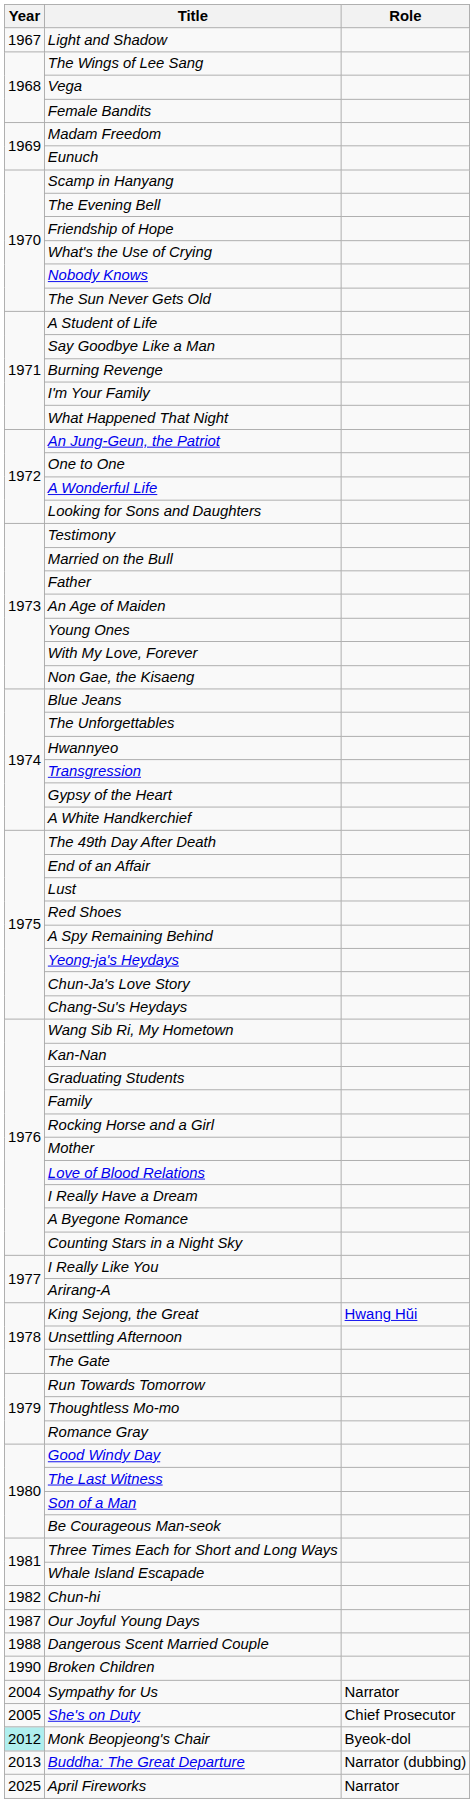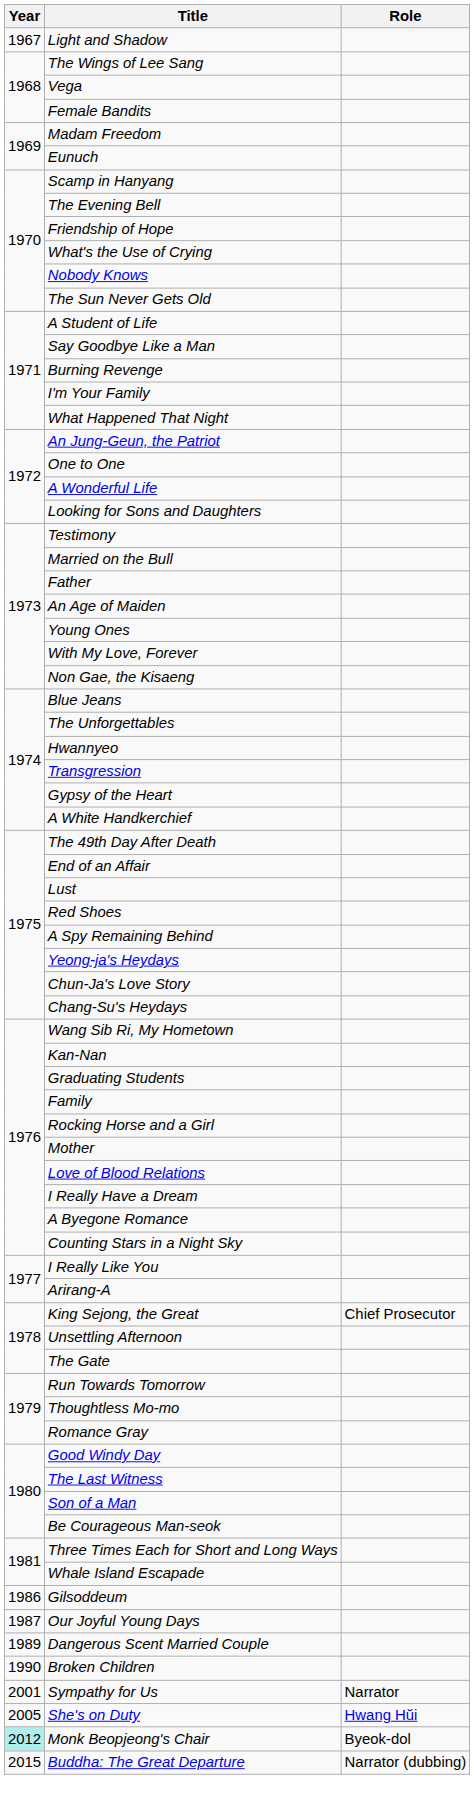(381, 1314) Hwang Hŭi -> (400, 1314) Chief Prosecutor
- row: (74, 1597)
+ row: (88, 1597)
(24, 1644) 1988 -> (24, 1644) 1989
(24, 1691) 2004 -> (24, 1691) 2001
(400, 1715) Chief Prosecutor -> (381, 1715) Hwang Hŭi
(24, 1762) 2013 -> (24, 1762) 2015
- row: (97, 1786)
